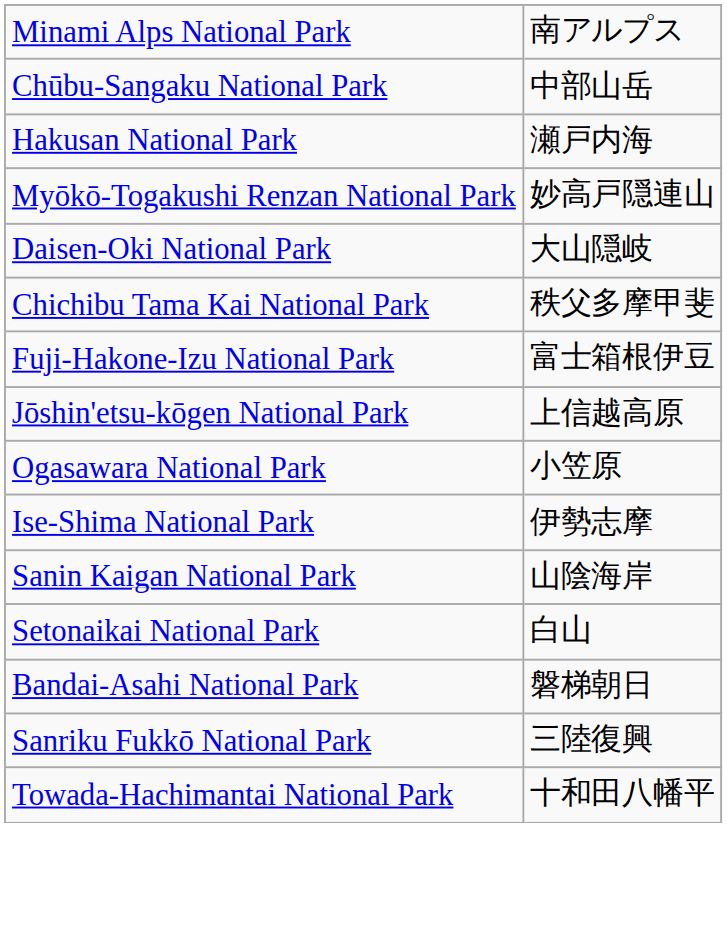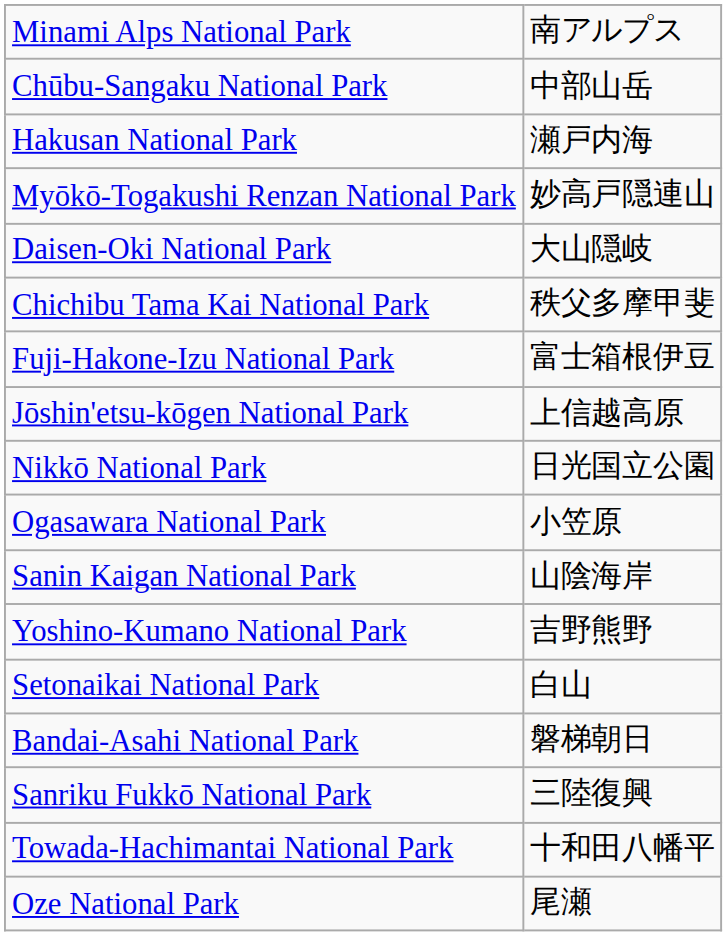+ row: (139, 467)
- row: (163, 522)
+ row: (209, 631)
+ row: (126, 903)
